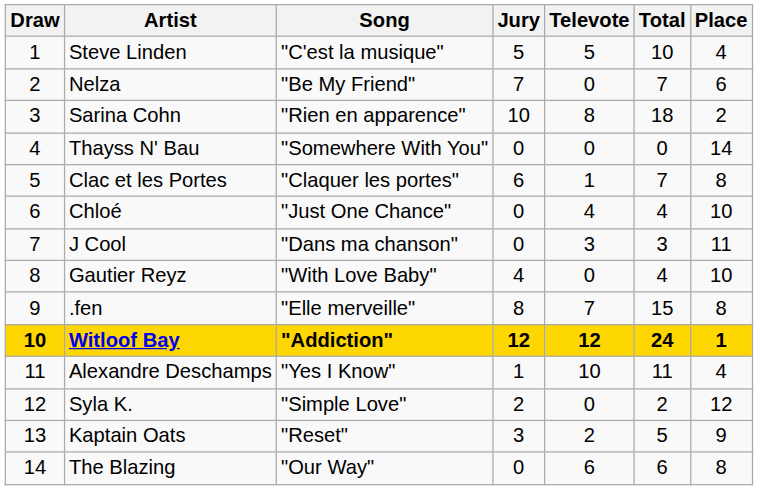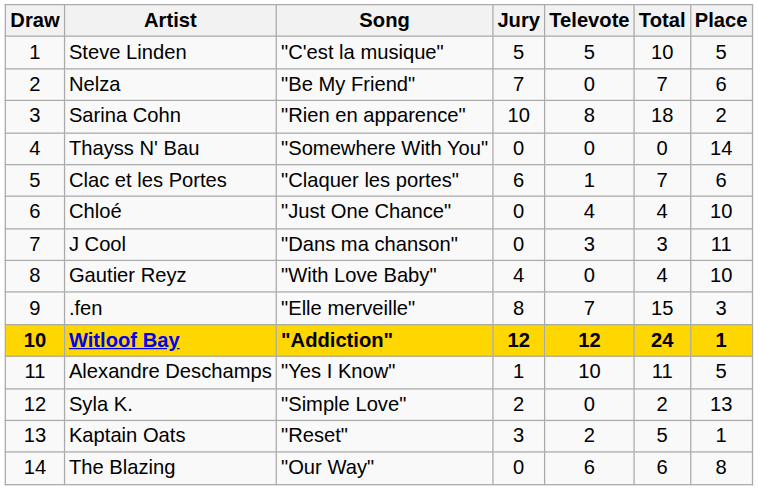(721, 52) 4 -> (721, 52) 5
(721, 180) 8 -> (721, 180) 6
(721, 308) 8 -> (721, 308) 3
(721, 372) 4 -> (721, 372) 5
(721, 404) 12 -> (721, 404) 13
(721, 436) 9 -> (721, 436) 1
